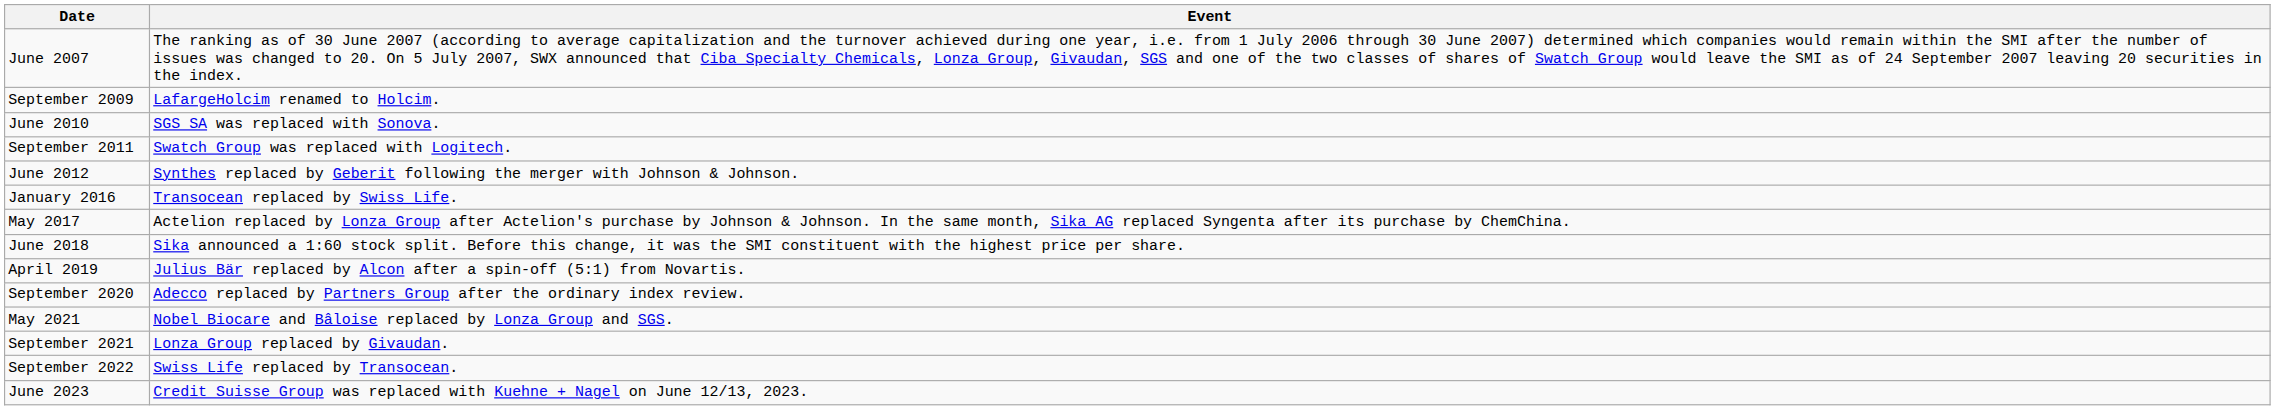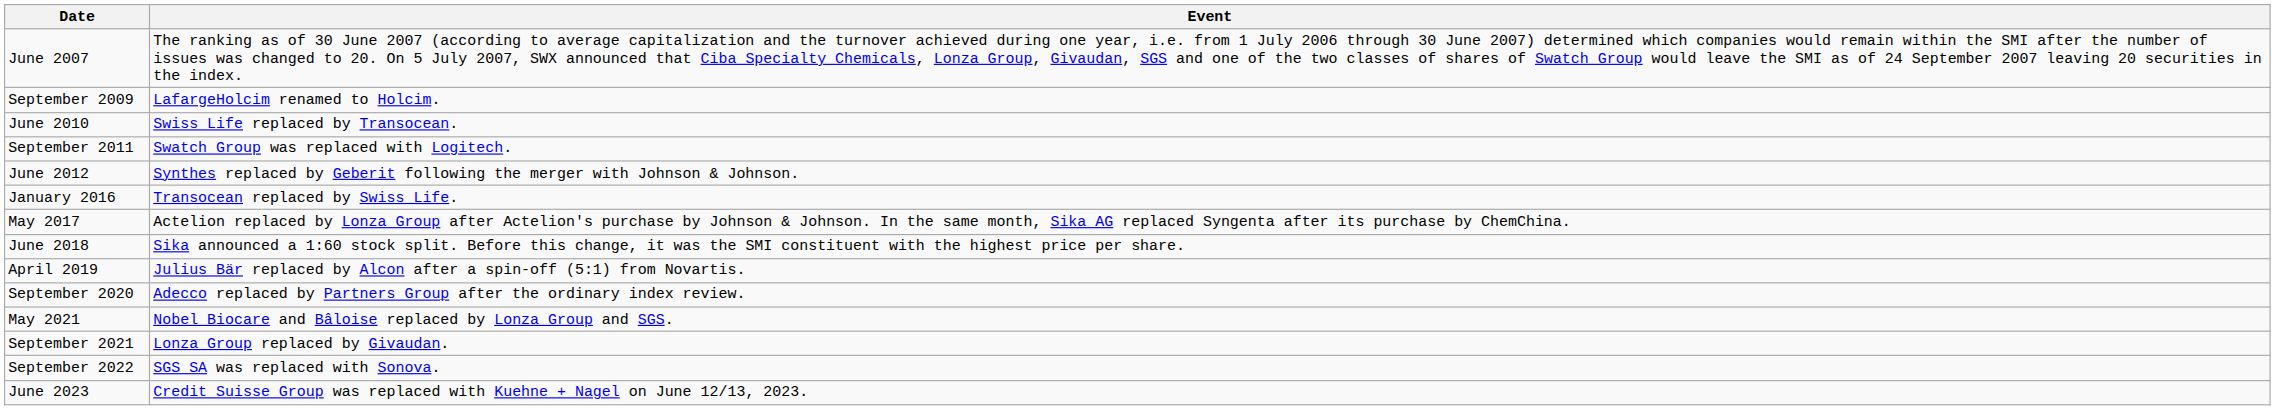(297, 124) SGS SA was replaced with Sonova. -> (306, 124) Swiss Life replaced by Transocean.
(306, 368) Swiss Life replaced by Transocean. -> (297, 368) SGS SA was replaced with Sonova.
